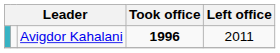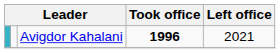(239, 36) 2011 -> (239, 36) 2021
